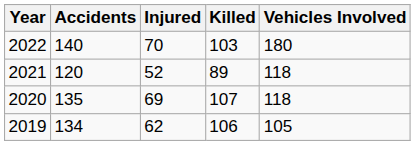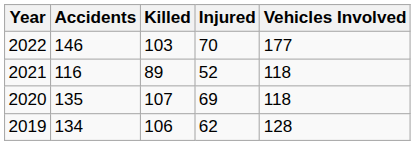columns swapped: (232, 18) <-> (173, 18)
(69, 45) 140 -> (69, 45) 146
(278, 45) 180 -> (278, 45) 177
(69, 72) 120 -> (68, 72) 116
(278, 126) 105 -> (278, 126) 128
